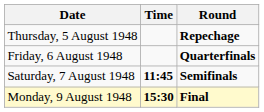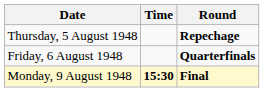- row: (71, 76)
